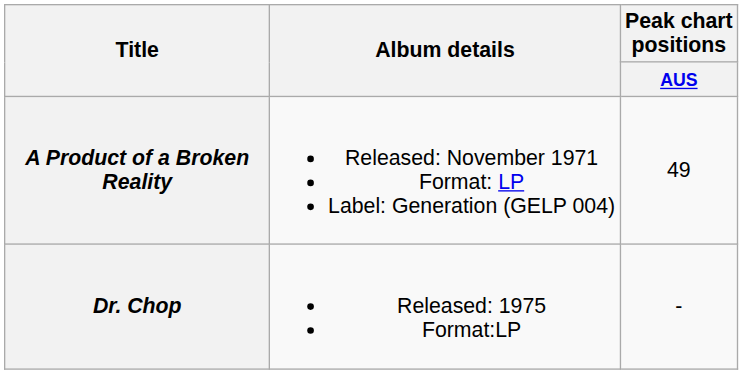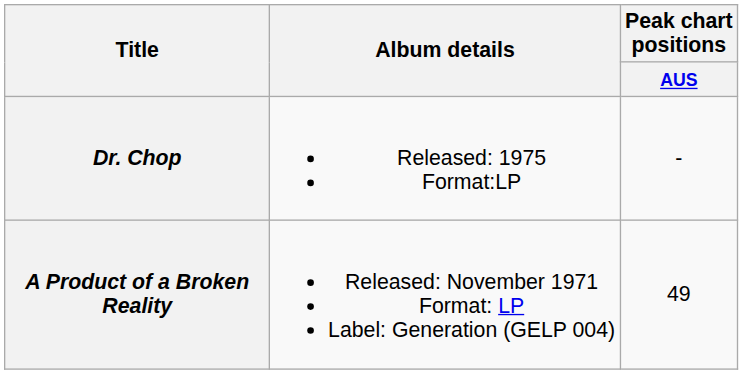rows swapped: (137, 170) <-> (137, 306)
